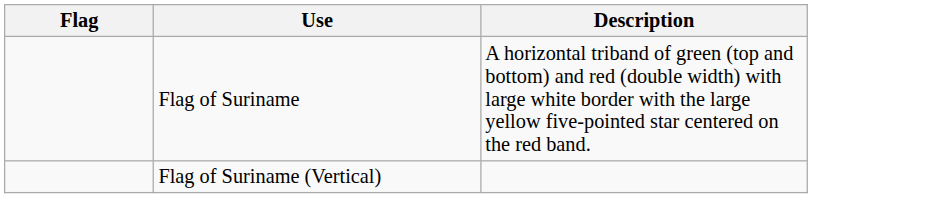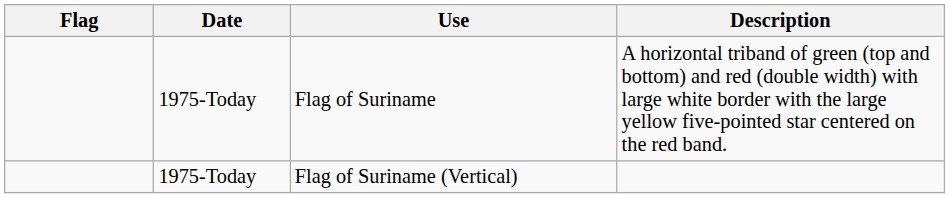+ column: (222, 20)
